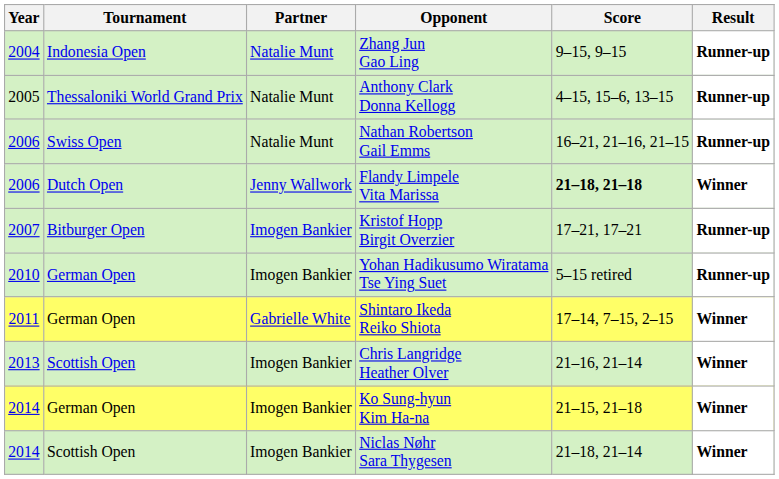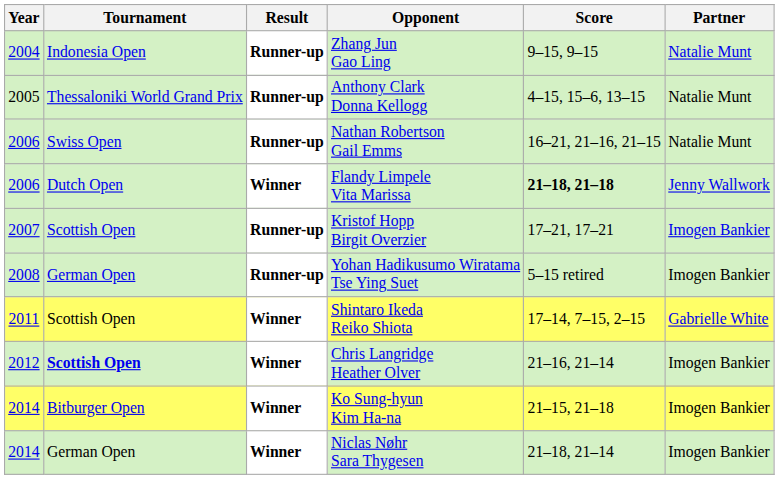columns swapped: (301, 17) <-> (733, 17)
(96, 230) Bitburger Open -> (91, 230) Scottish Open
(24, 275) 2010 -> (24, 275) 2008
(91, 319) German Open -> (91, 319) Scottish Open
(24, 363) 2013 -> (24, 363) 2012
(91, 363) normal -> (94, 363) bold
(91, 408) German Open -> (96, 408) Bitburger Open
(91, 452) Scottish Open -> (91, 452) German Open
